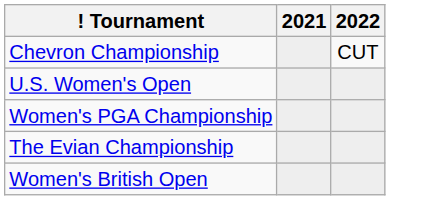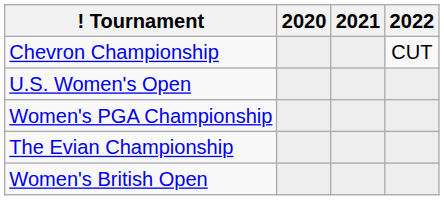+ column: (304, 21)
